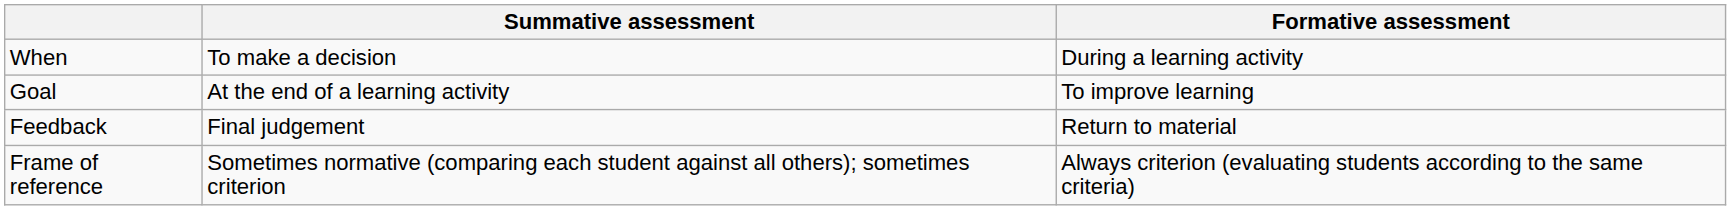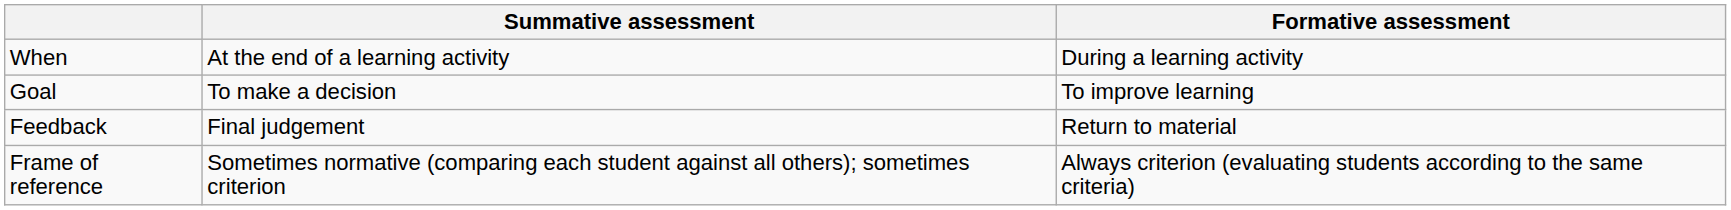(302, 57) To make a decision -> (358, 57) At the end of a learning activity
(358, 92) At the end of a learning activity -> (302, 92) To make a decision
